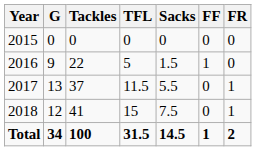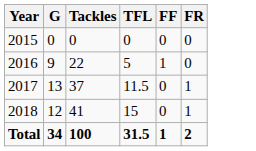- column: (177, 16)
